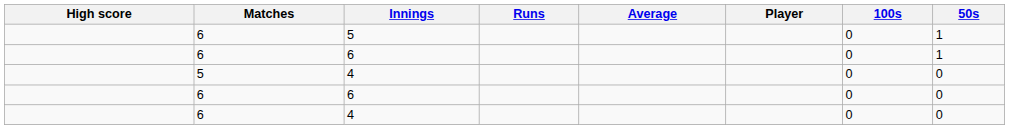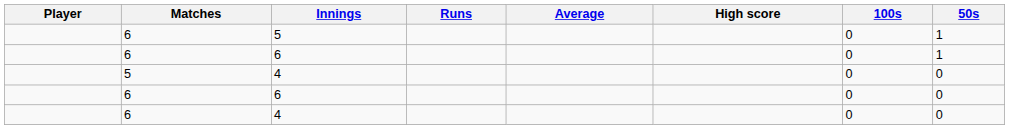columns swapped: (784, 14) <-> (99, 14)
